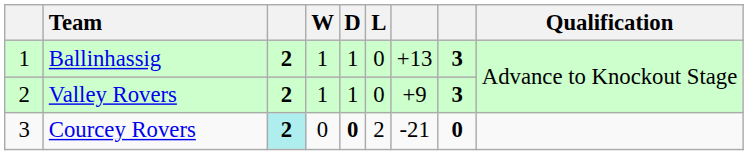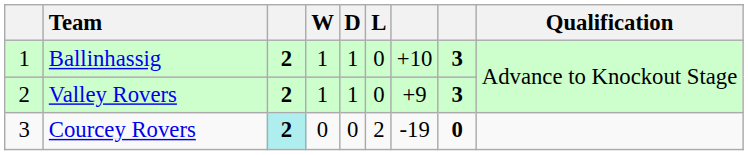(415, 58) +13 -> (415, 58) +10
(353, 130) bold -> (353, 130) normal
(415, 130) -21 -> (415, 130) -19
